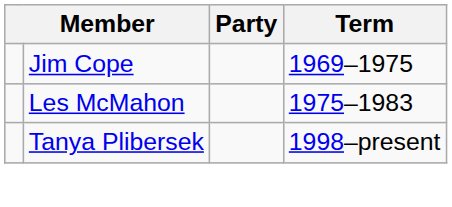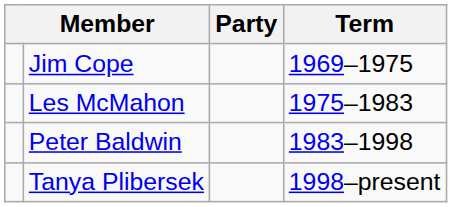+ row: (105, 142)
